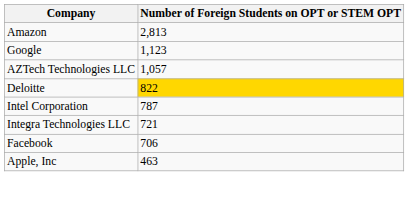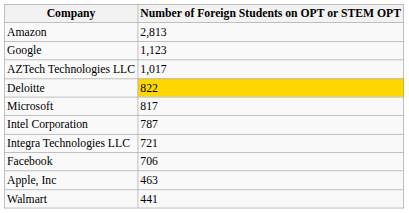(153, 69) 1,057 -> (153, 69) 1,017
+ row: (30, 106)
+ row: (27, 198)
